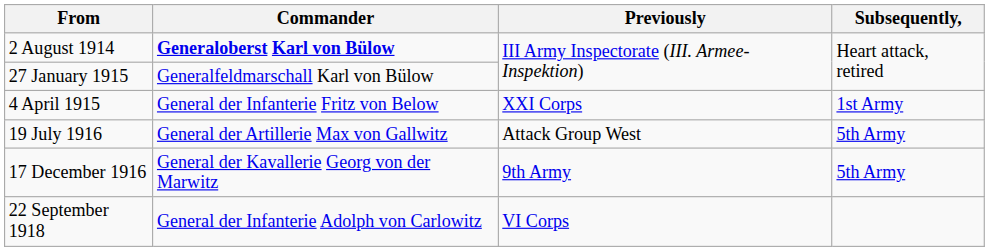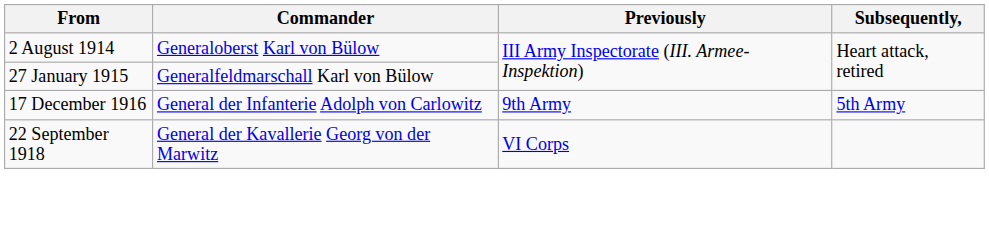(276, 47) bold -> (268, 47) normal
- row: (54, 104)
- row: (55, 133)
(294, 172) General der Kavallerie Georg von der Marwitz -> (319, 104) General der Infanterie Adolph von Carlowitz
(319, 221) General der Infanterie Adolph von Carlowitz -> (294, 143) General der Kavallerie Georg von der Marwitz
